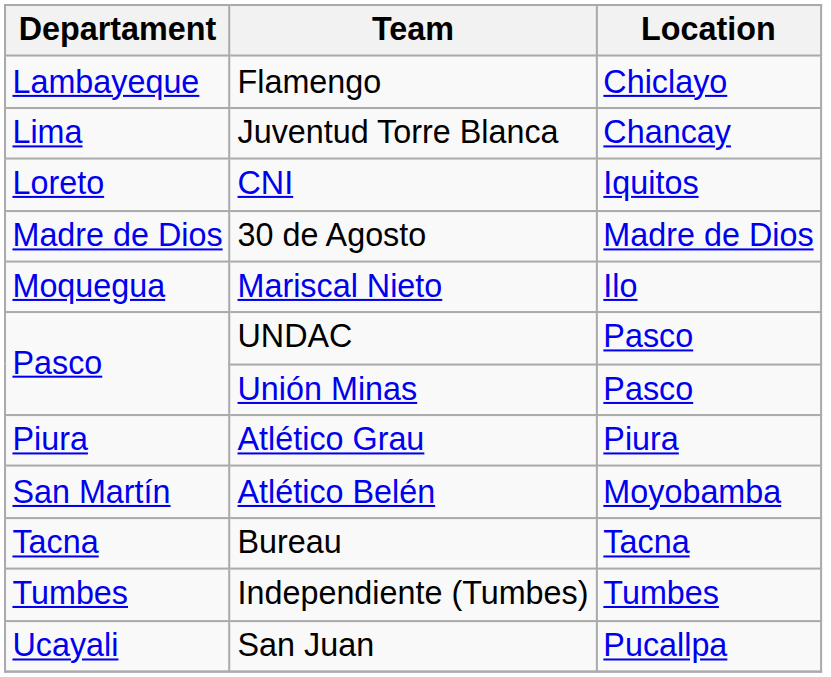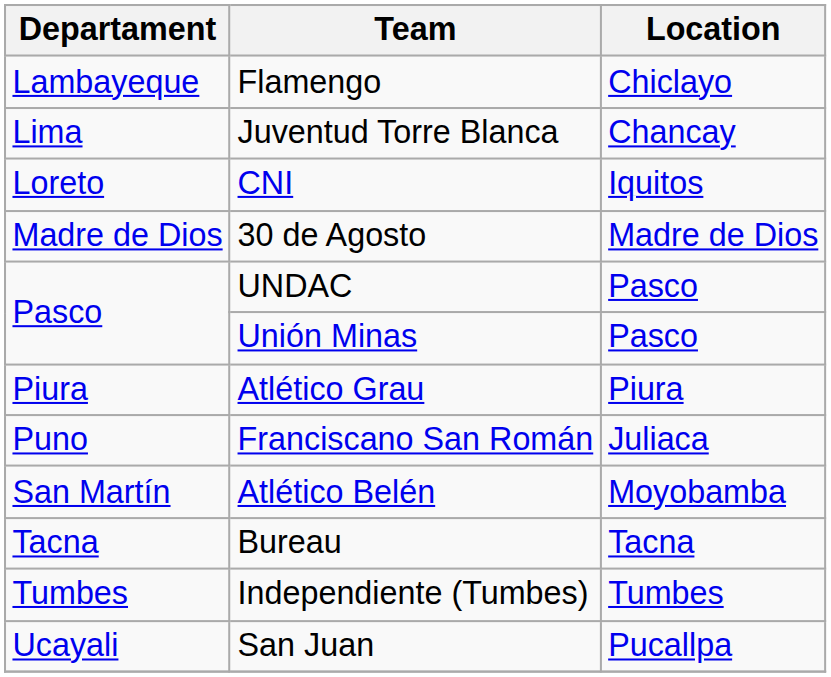- row: (340, 286)
+ row: (415, 440)
